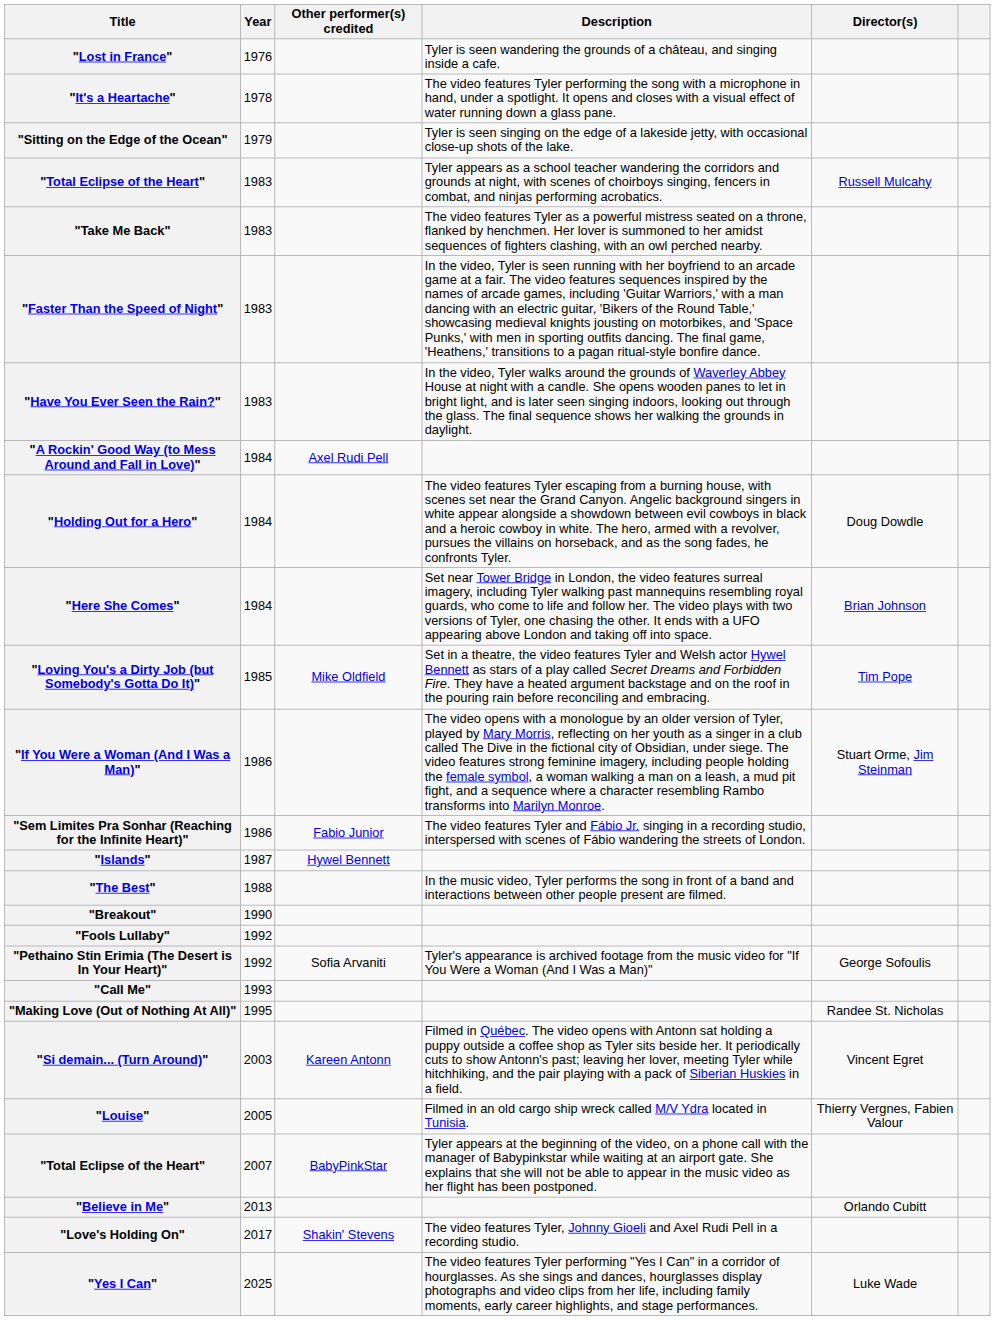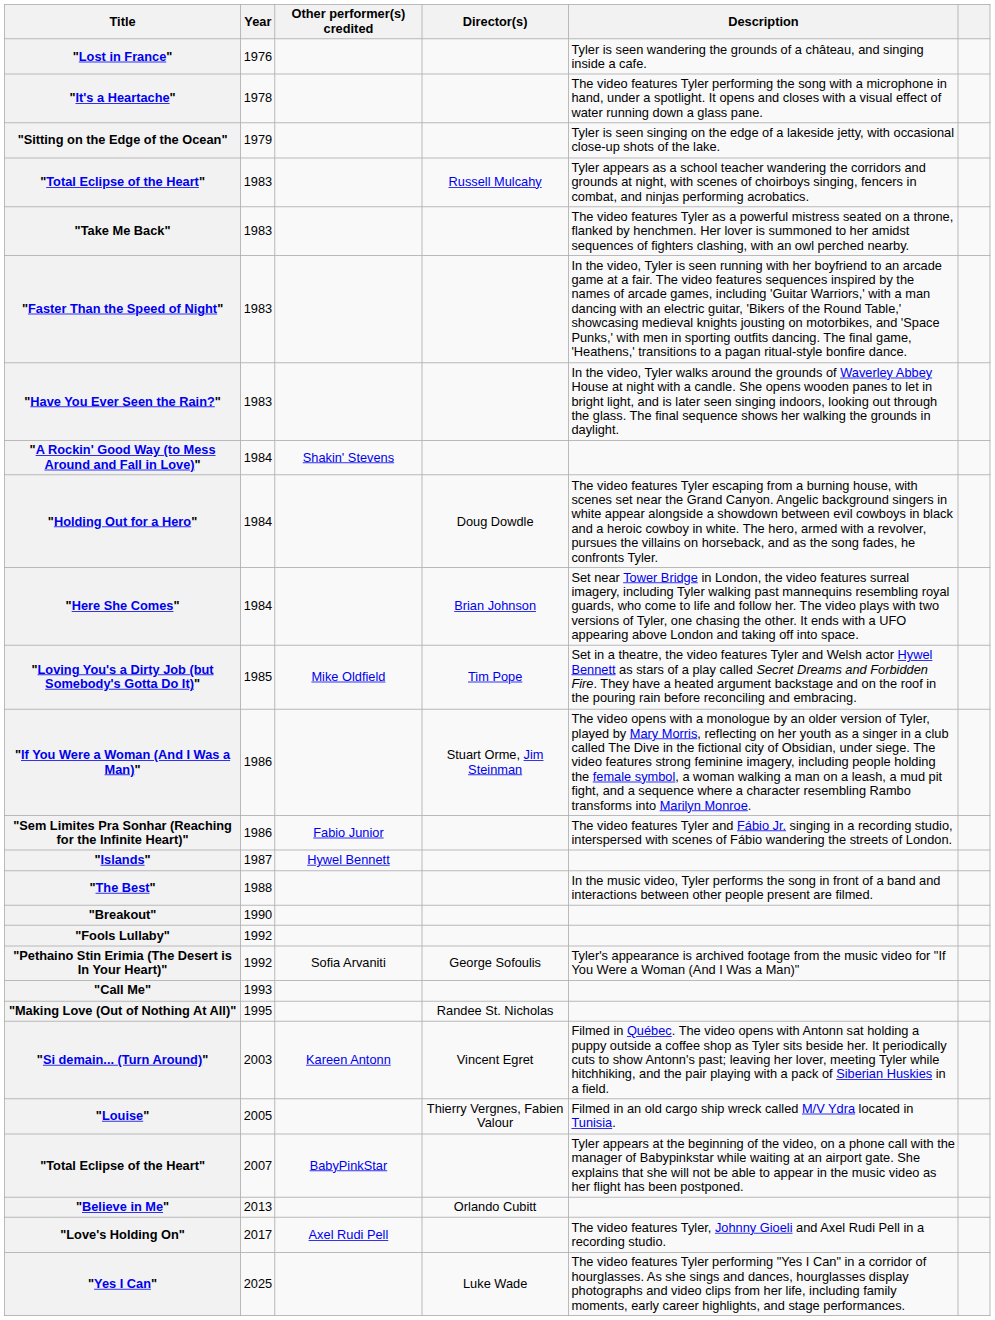columns swapped: (885, 21) <-> (617, 21)
(348, 457) Axel Rudi Pell -> (348, 457) Shakin' Stevens
(348, 1234) Shakin' Stevens -> (348, 1234) Axel Rudi Pell
